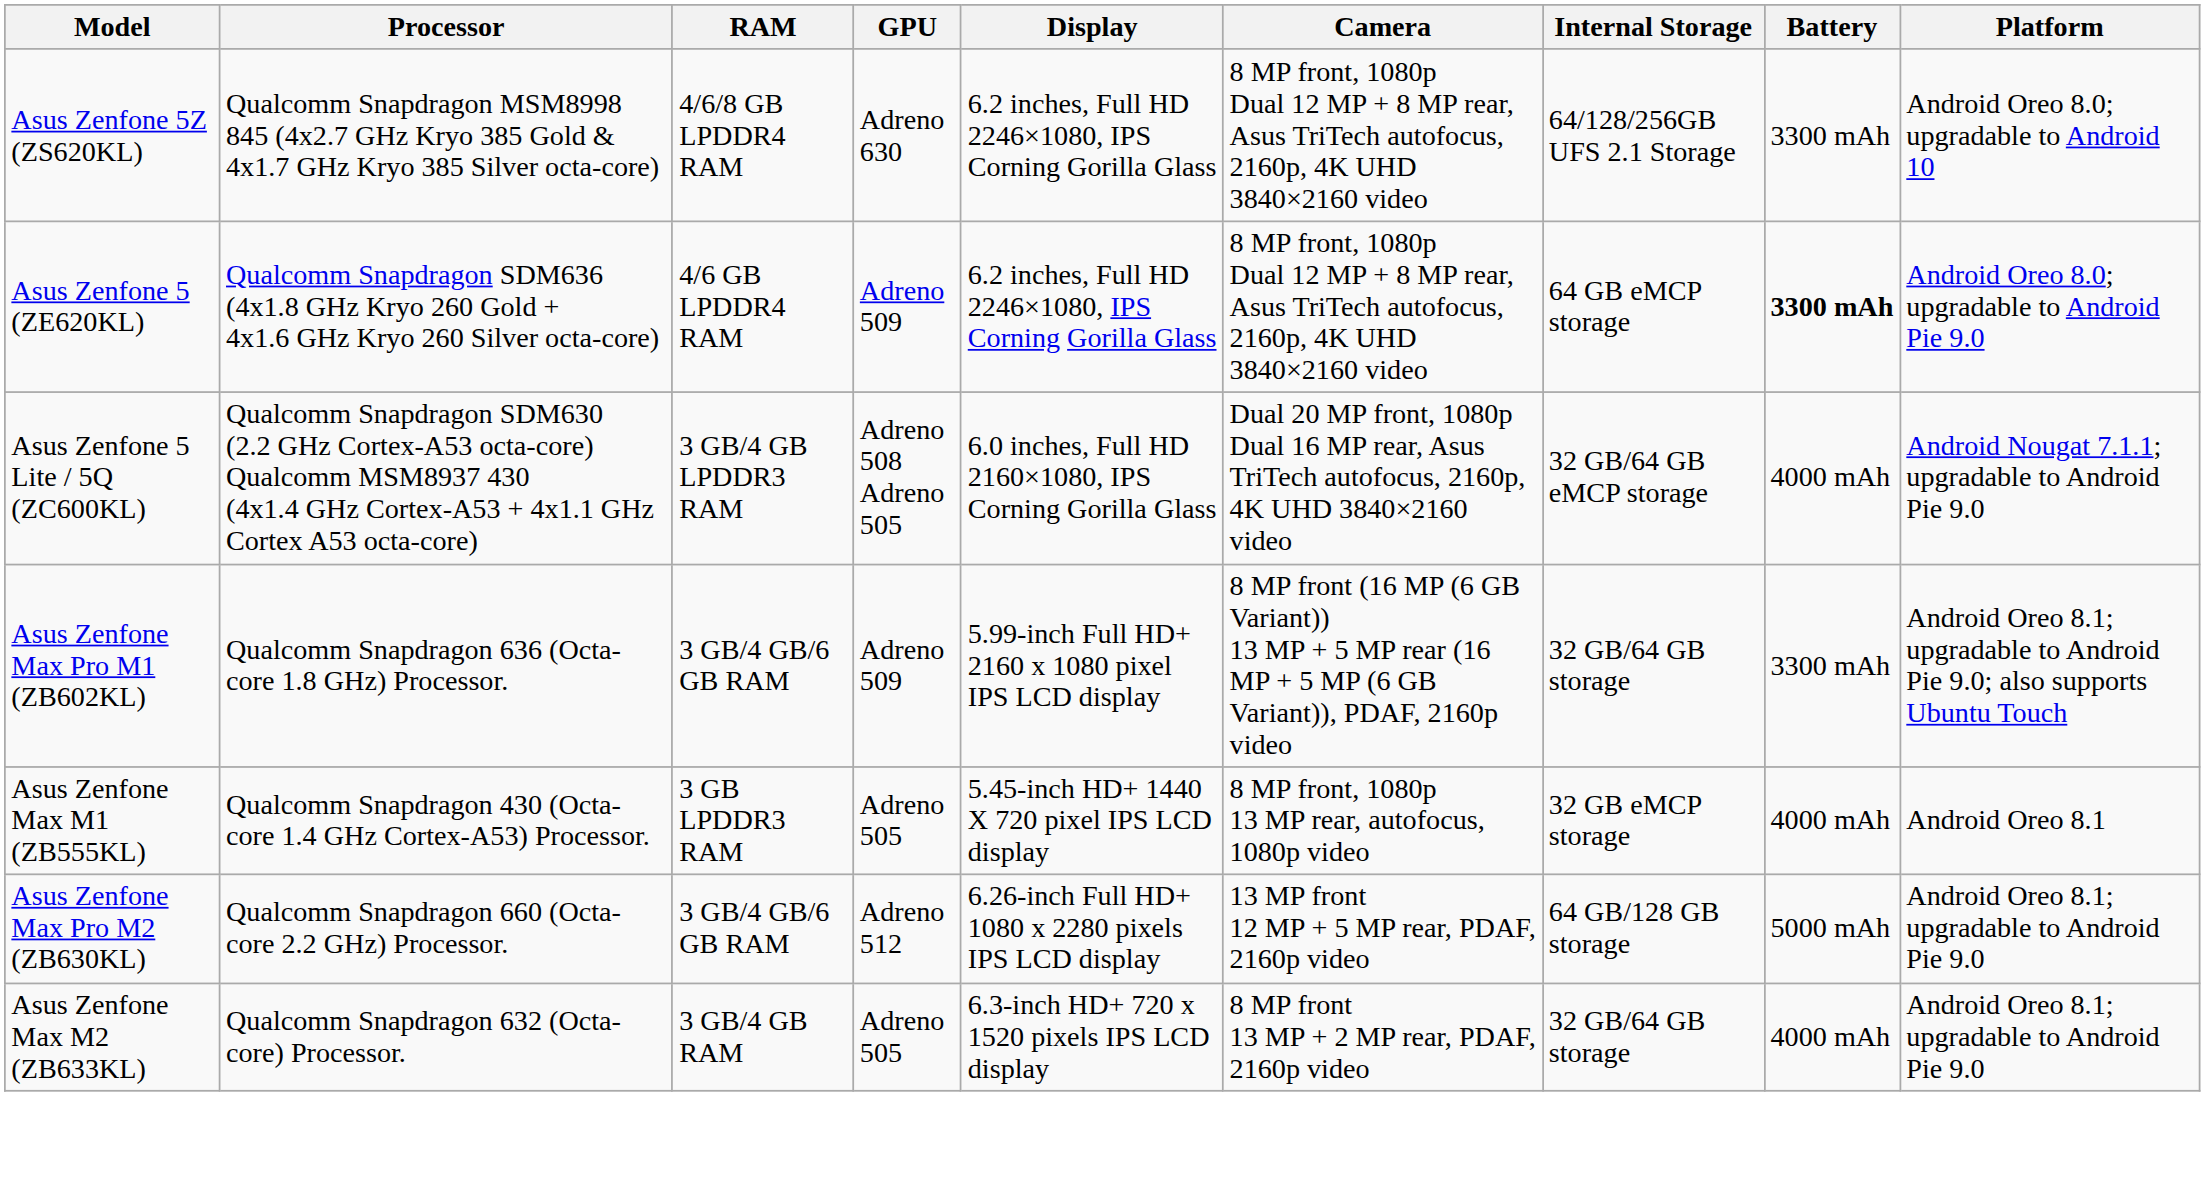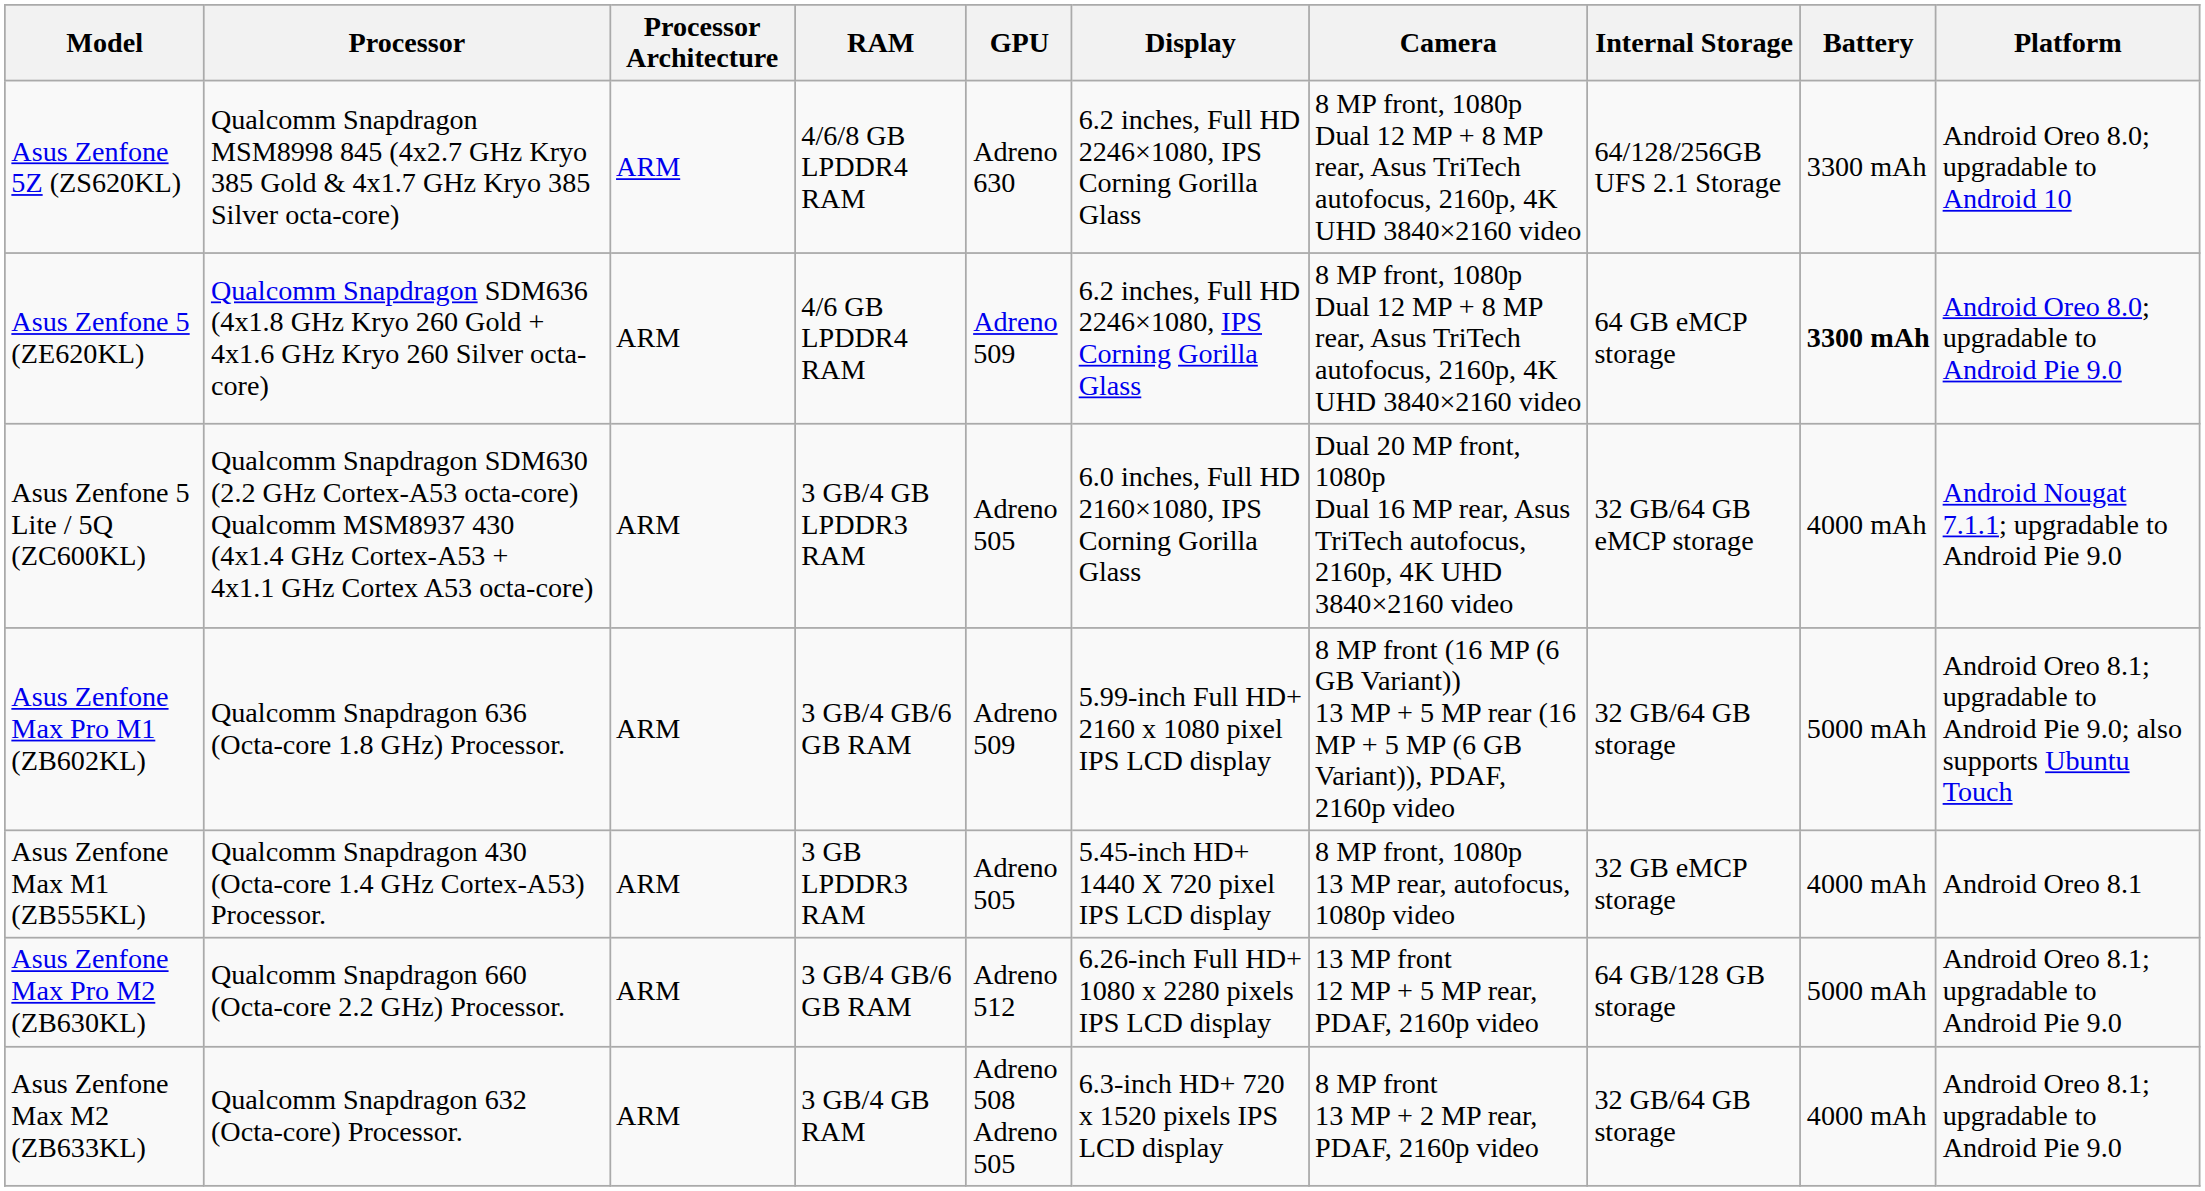+ column: (702, 42)
(902, 477) Adreno 508 Adreno 505 -> (1015, 525) Adreno 505
(1830, 664) 3300 mAh -> (1867, 728) 5000 mAh
(902, 1036) Adreno 505 -> (1015, 1115) Adreno 508 Adreno 505
